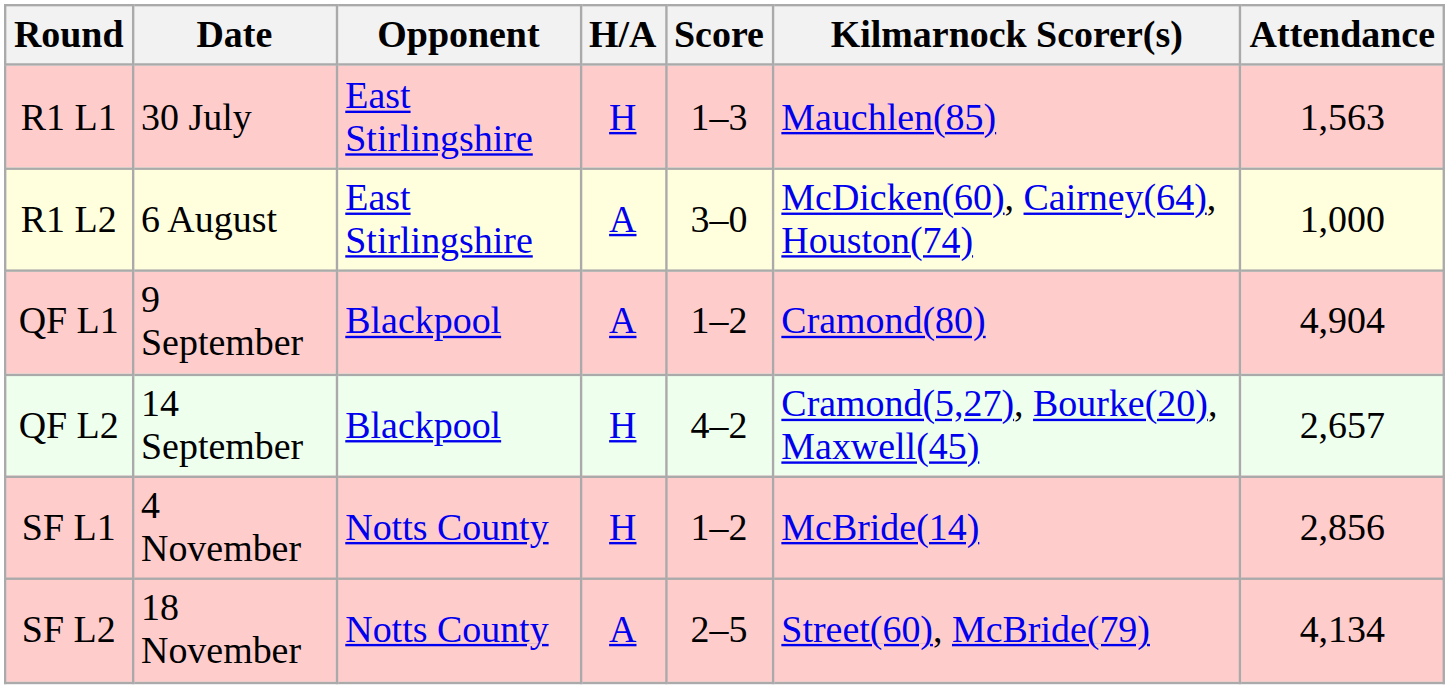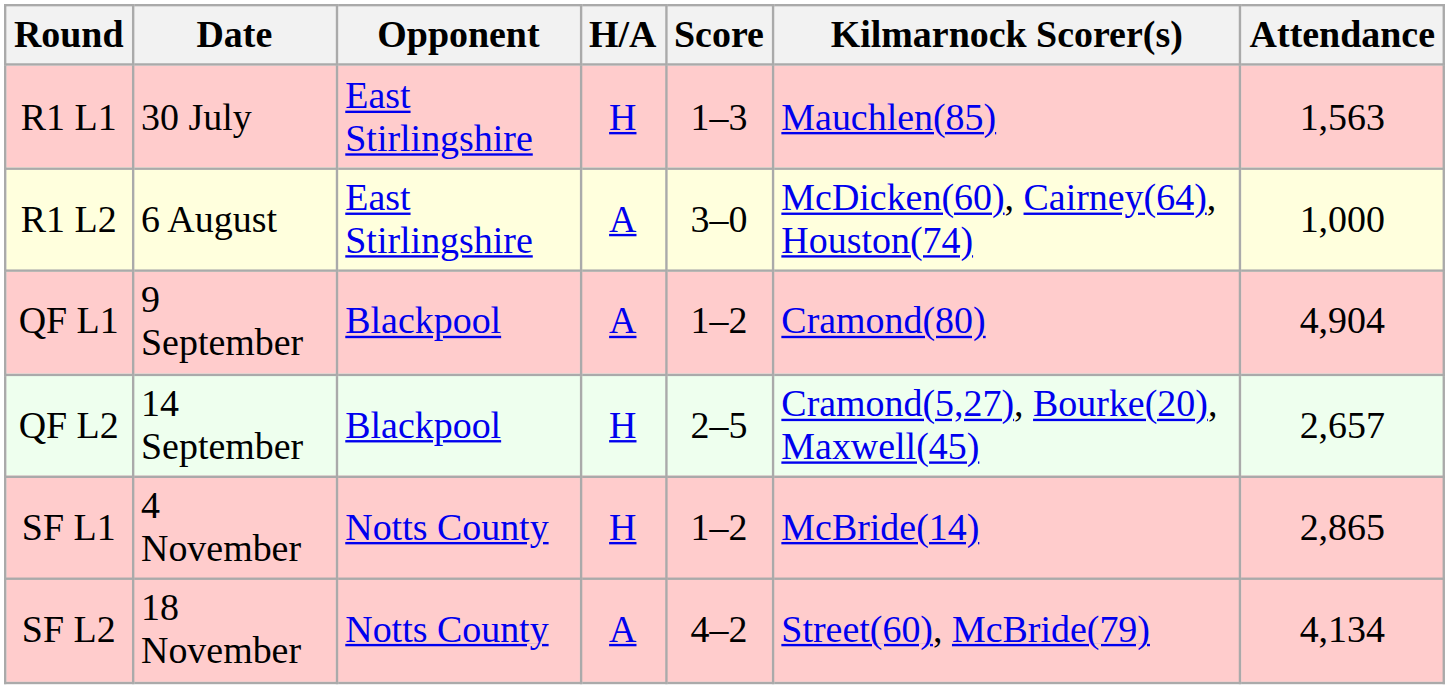(719, 424) 4–2 -> (719, 424) 2–5
(1342, 527) 2,856 -> (1342, 527) 2,865
(719, 630) 2–5 -> (719, 630) 4–2
